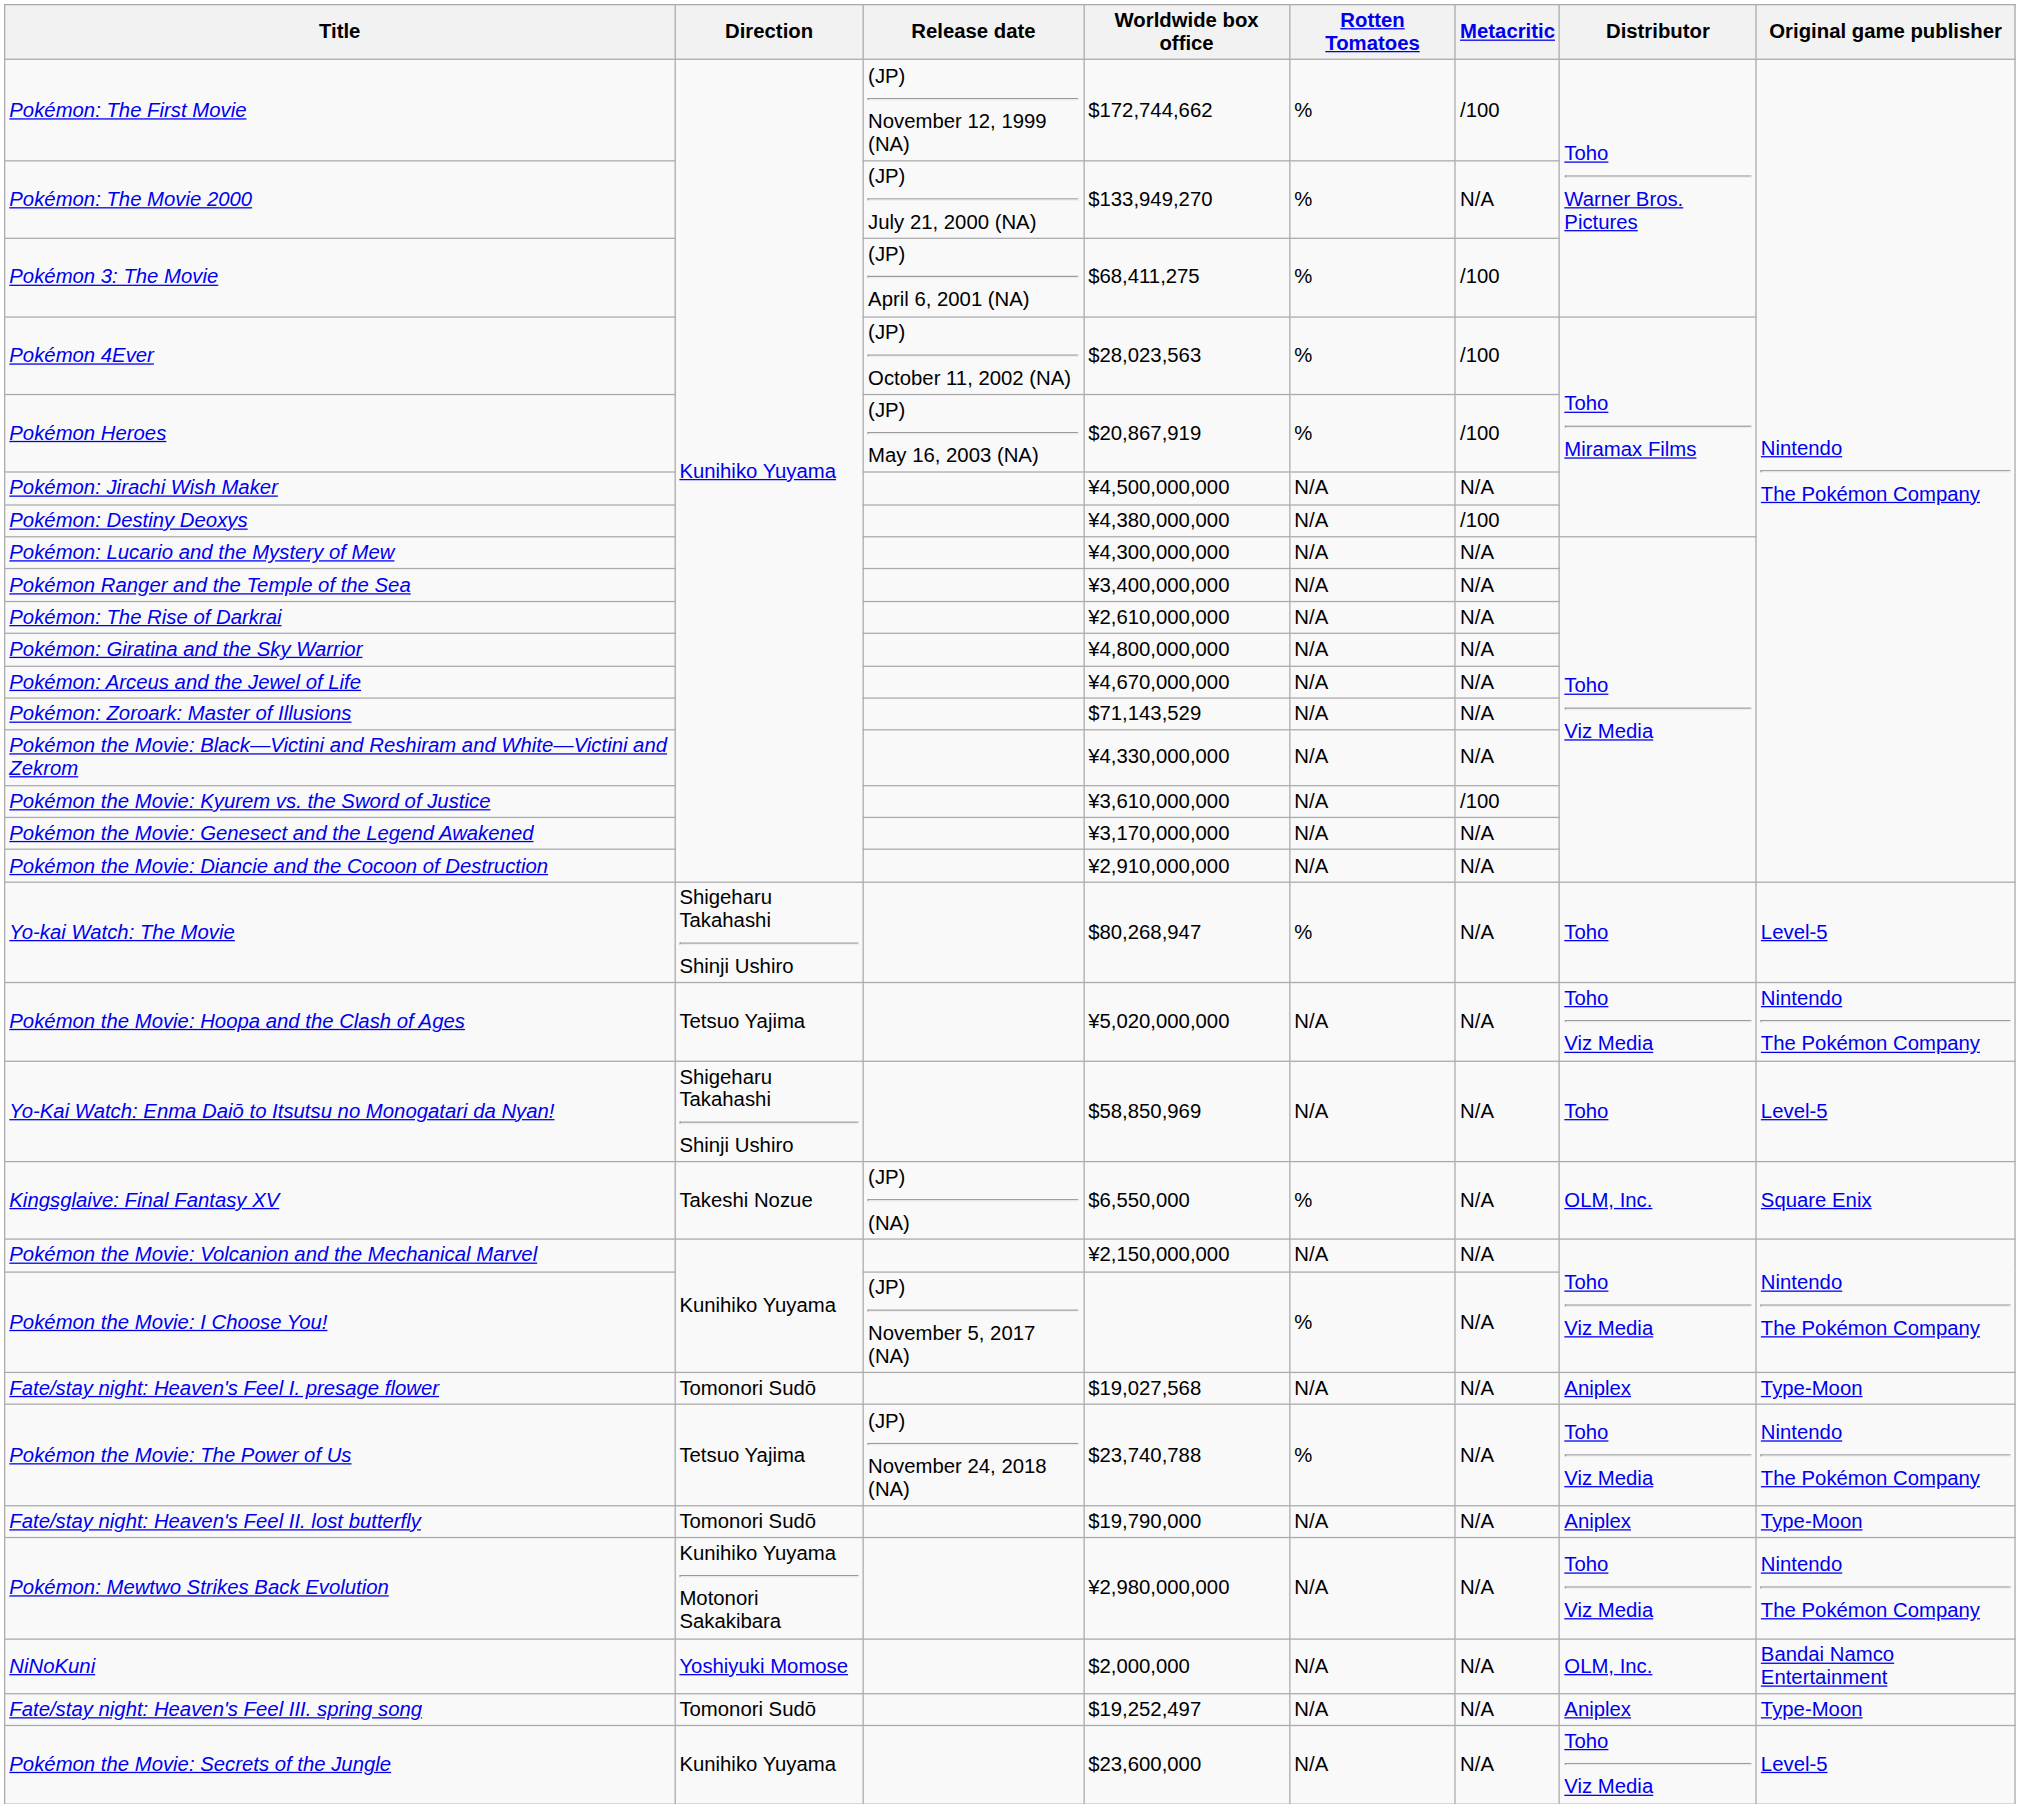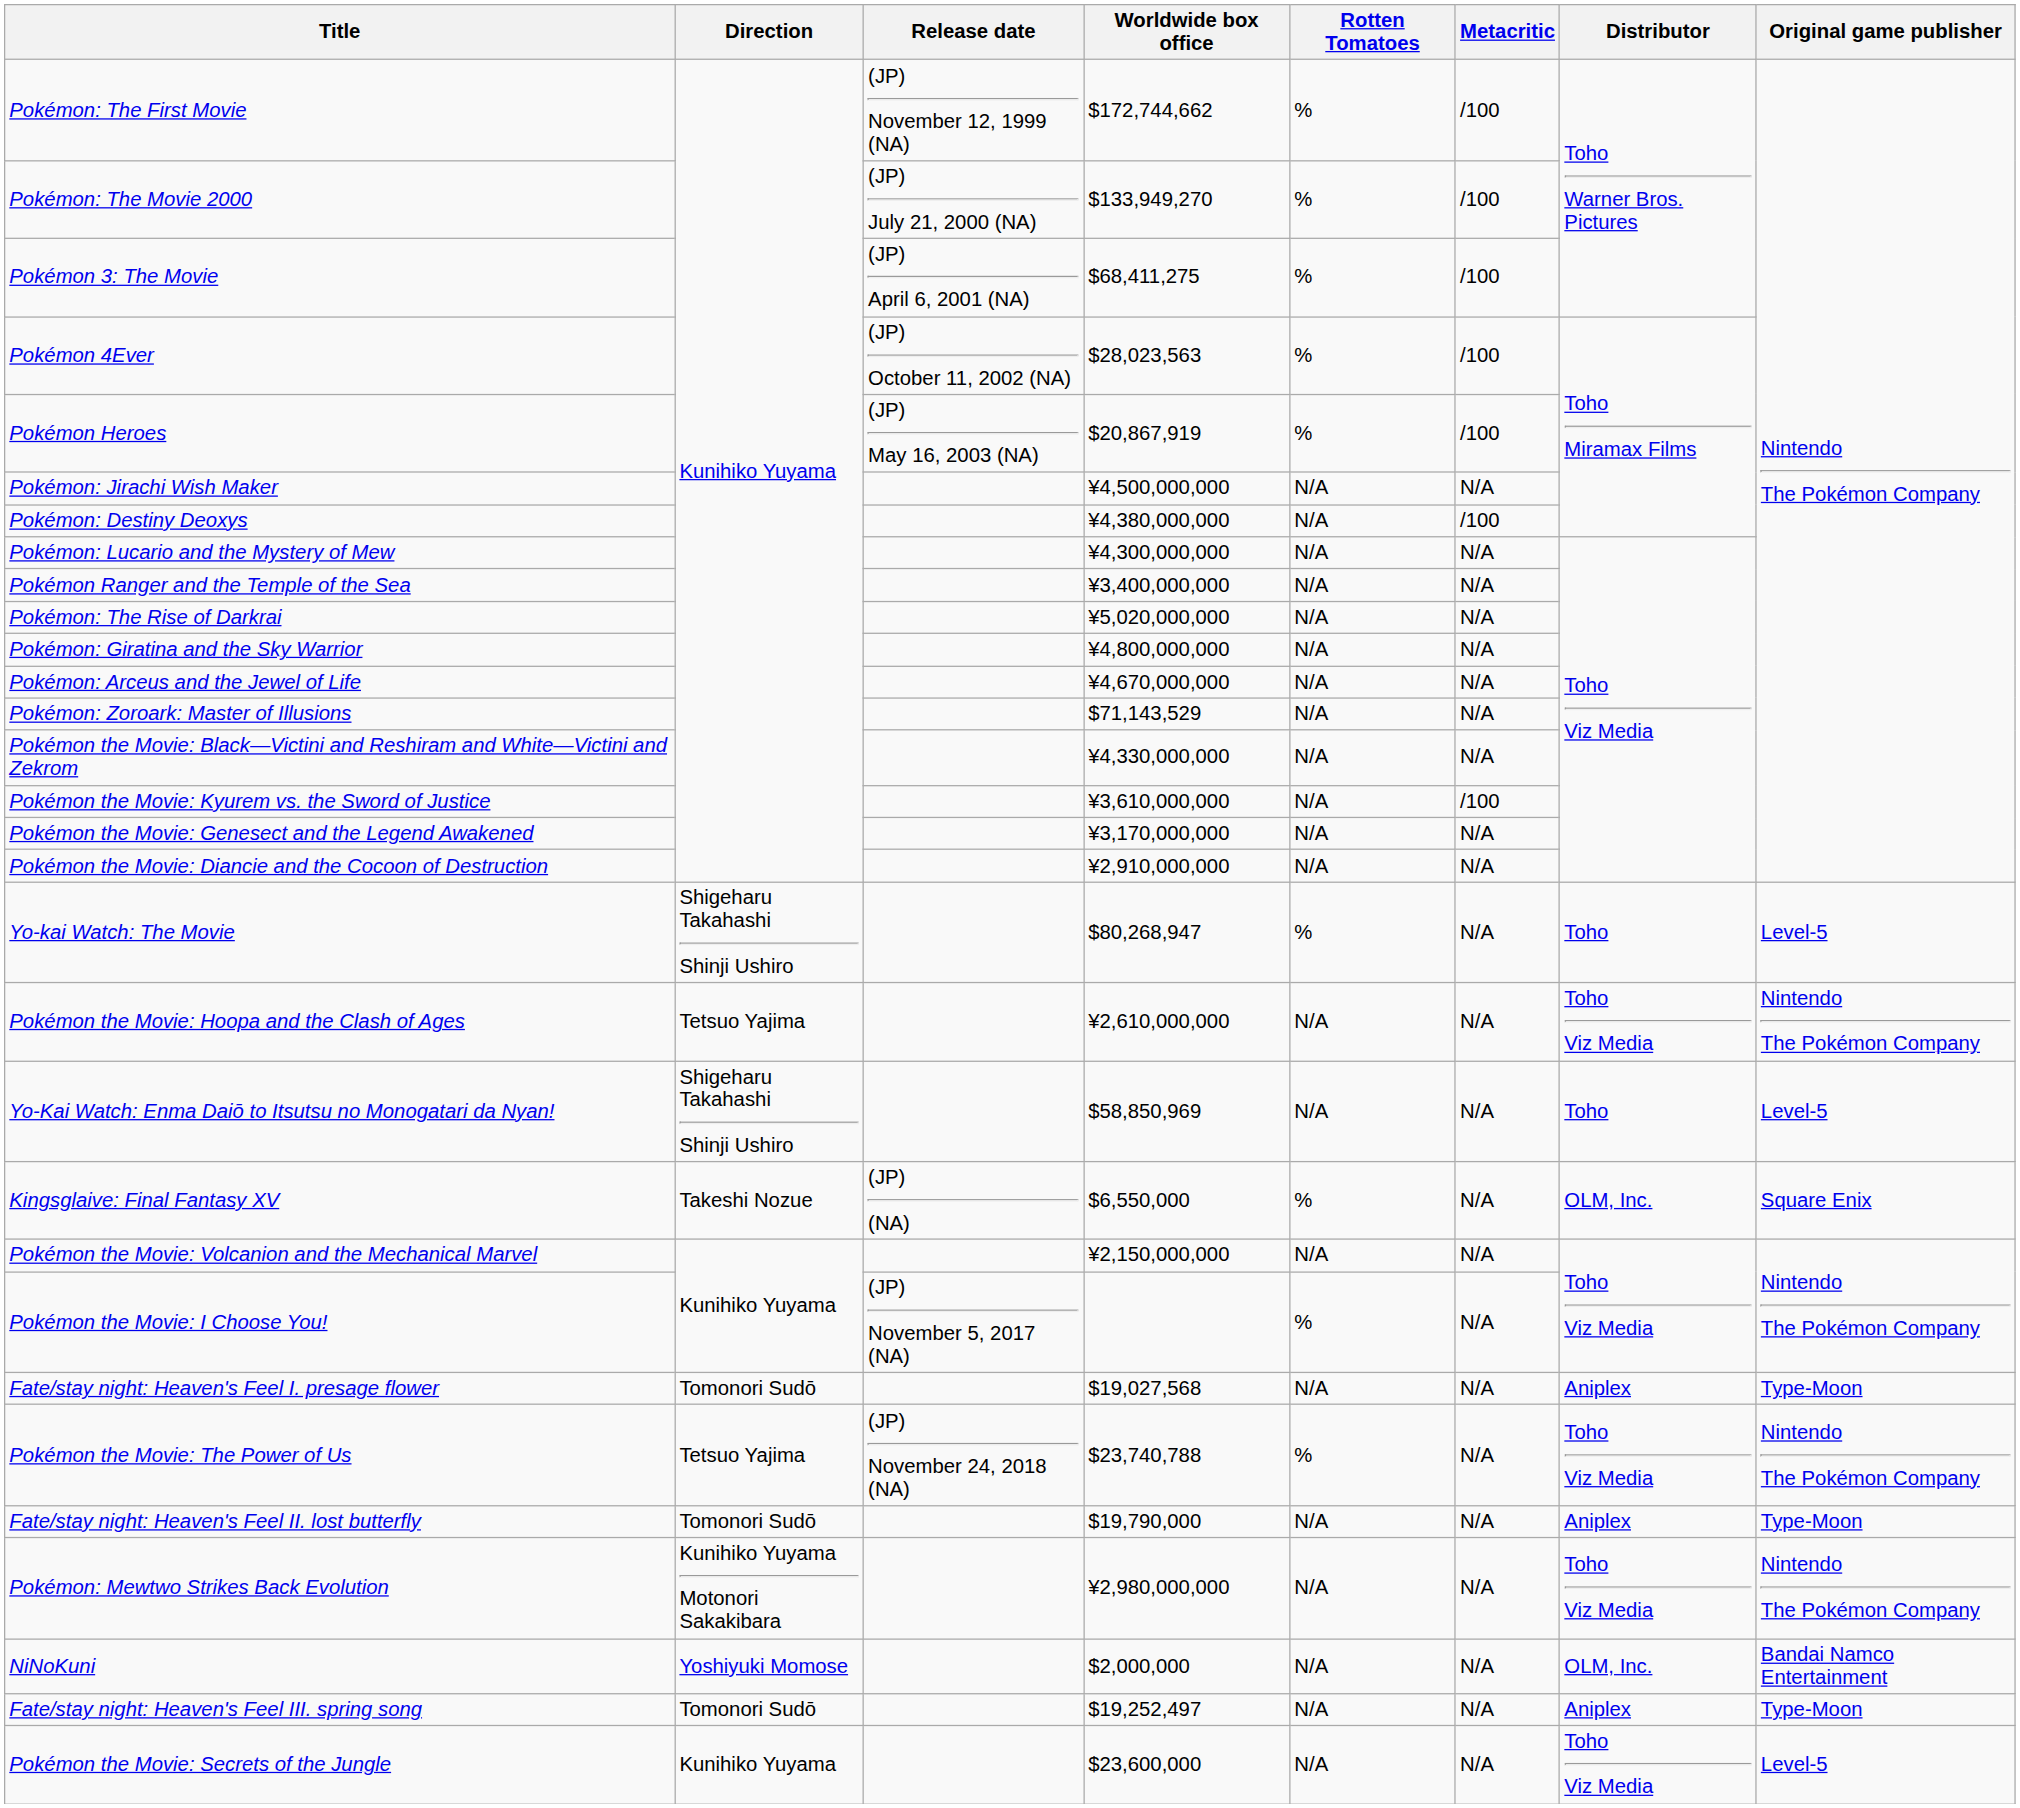(1477, 199) N/A -> (1480, 199) /100
(1159, 617) ¥2,610,000,000 -> (1159, 617) ¥5,020,000,000
(1159, 1021) ¥5,020,000,000 -> (1159, 1021) ¥2,610,000,000
